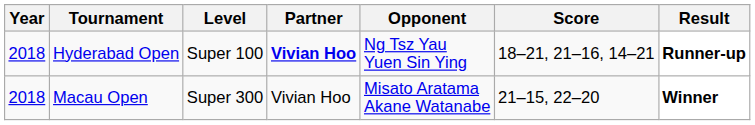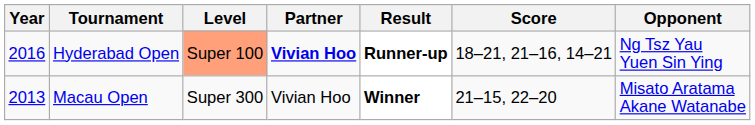columns swapped: (427, 18) <-> (704, 18)
(27, 53) 2018 -> (27, 53) 2016
(225, 53) no background -> (225, 53) lightsalmon background
(27, 98) 2018 -> (27, 98) 2013
